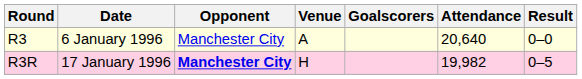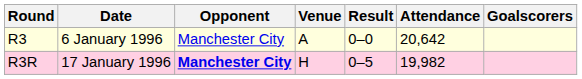columns swapped: (550, 16) <-> (391, 16)
(464, 39) 20,640 -> (423, 39) 20,642
